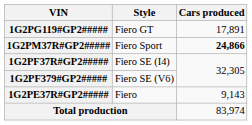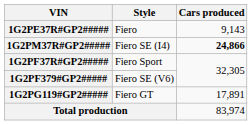rows swapped: (58, 95) <-> (58, 29)
(138, 45) Fiero Sport -> (142, 45) Fiero SE (I4)
(142, 62) Fiero SE (I4) -> (138, 62) Fiero Sport
